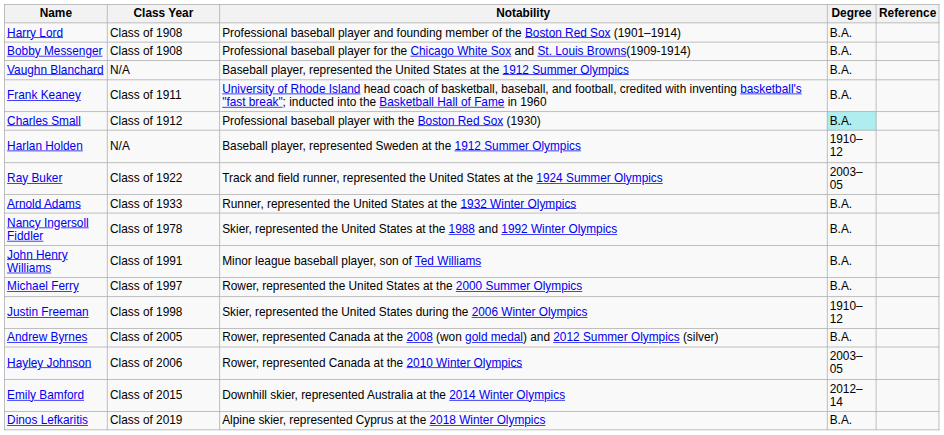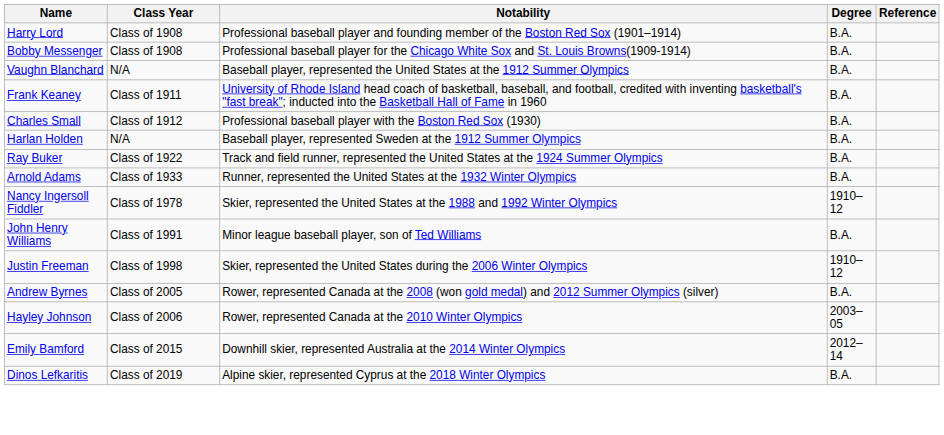(841, 121) paleturquoise background -> (841, 121) no background
(846, 146) 1910–12 -> (841, 139) B.A.
(846, 178) 2003–05 -> (841, 158) B.A.
(841, 229) B.A. -> (846, 202) 1910–12
- row: (43, 287)
